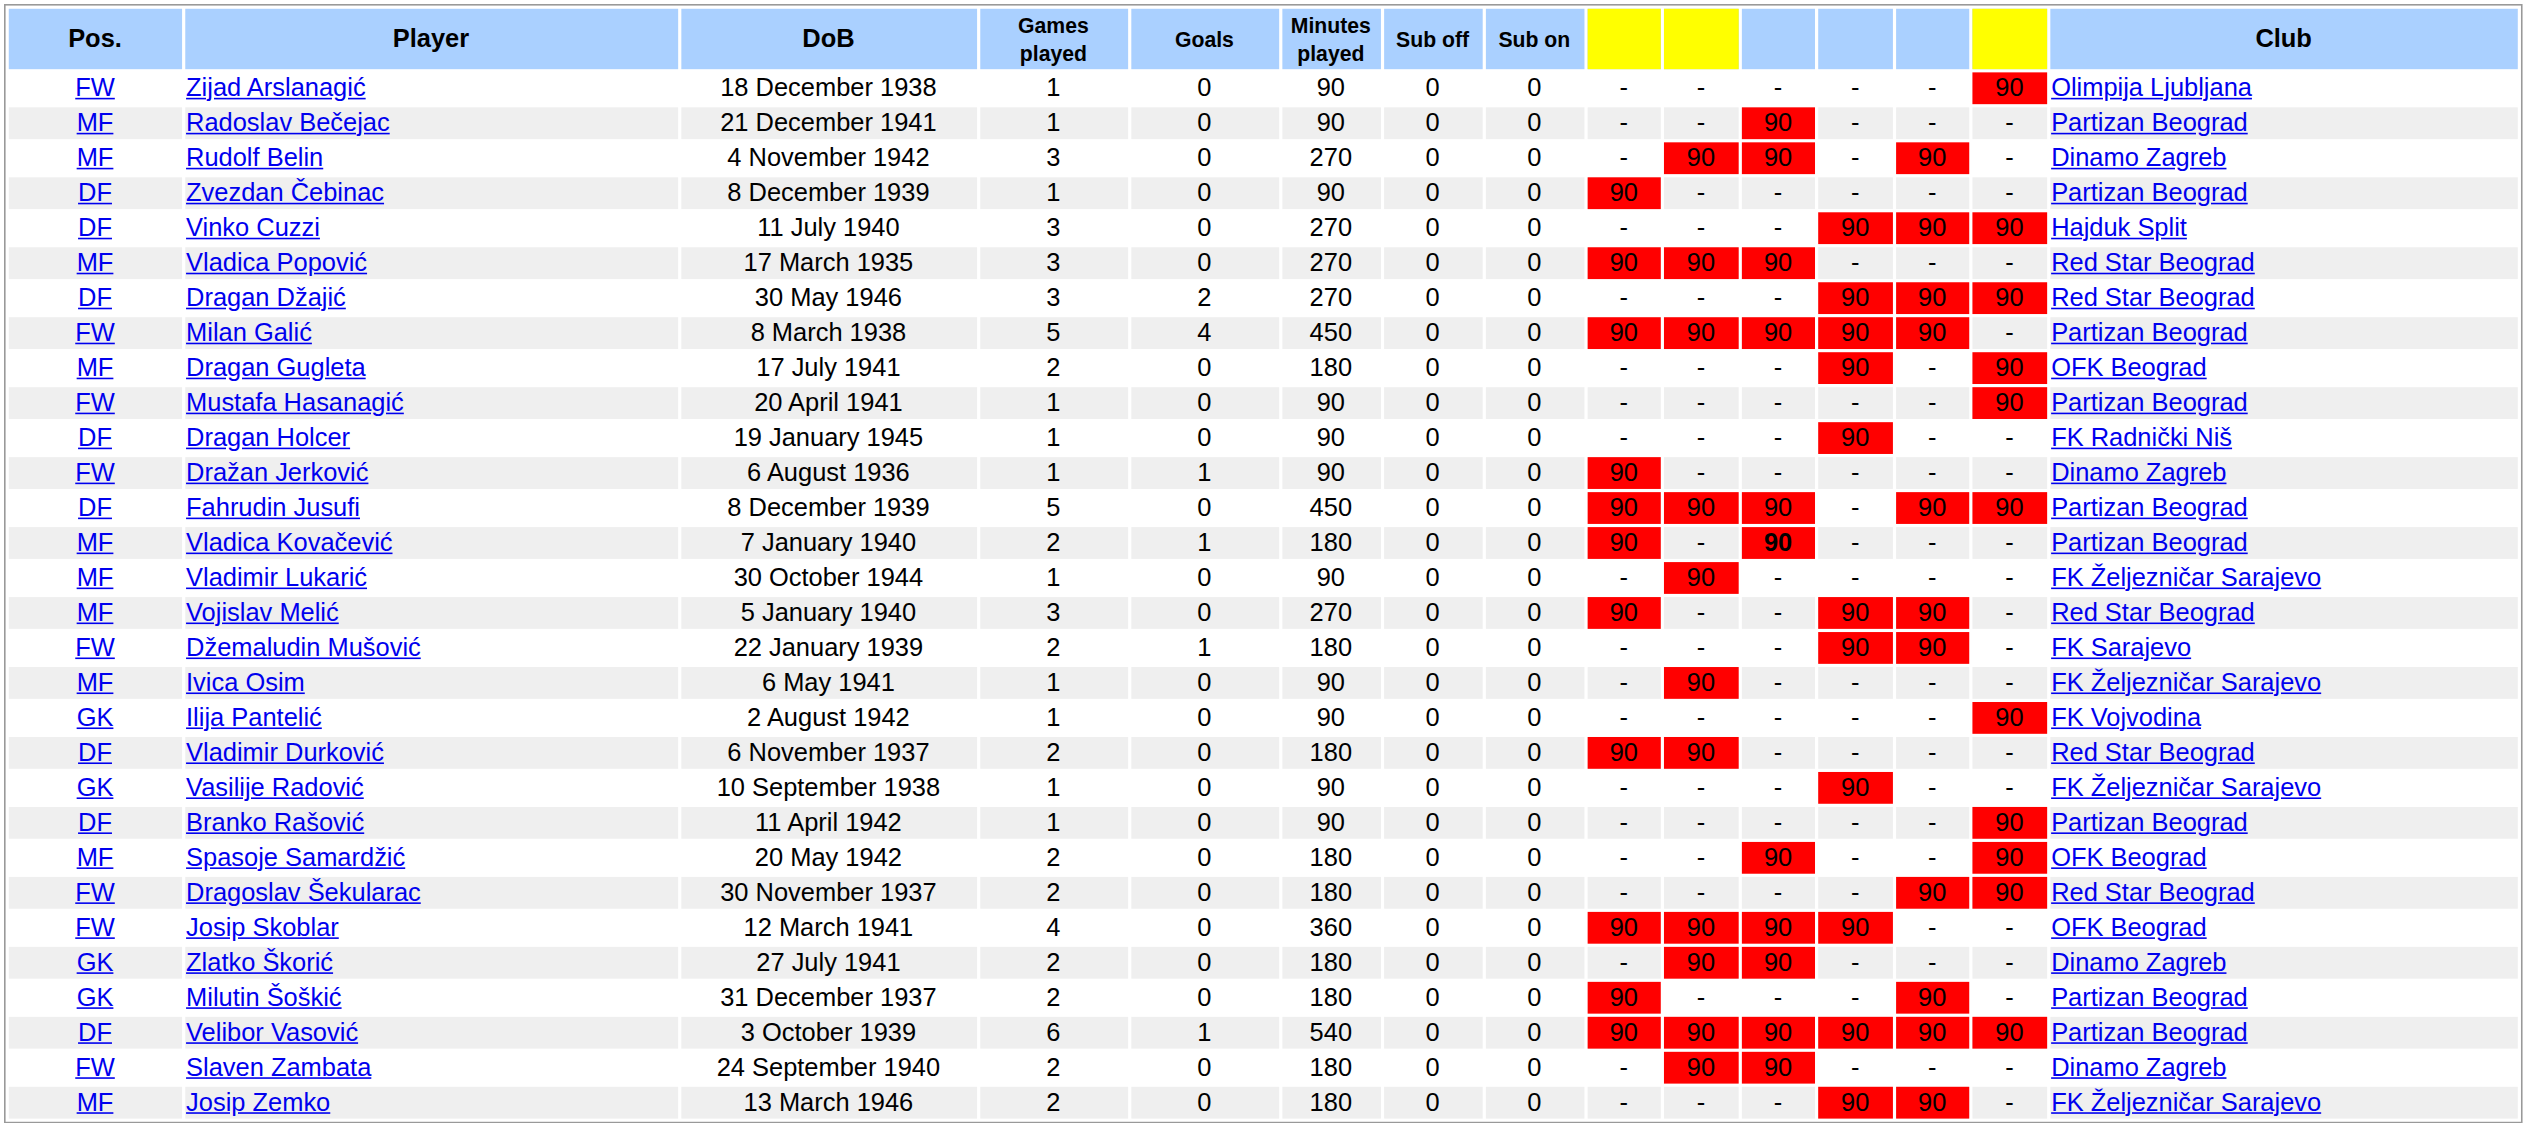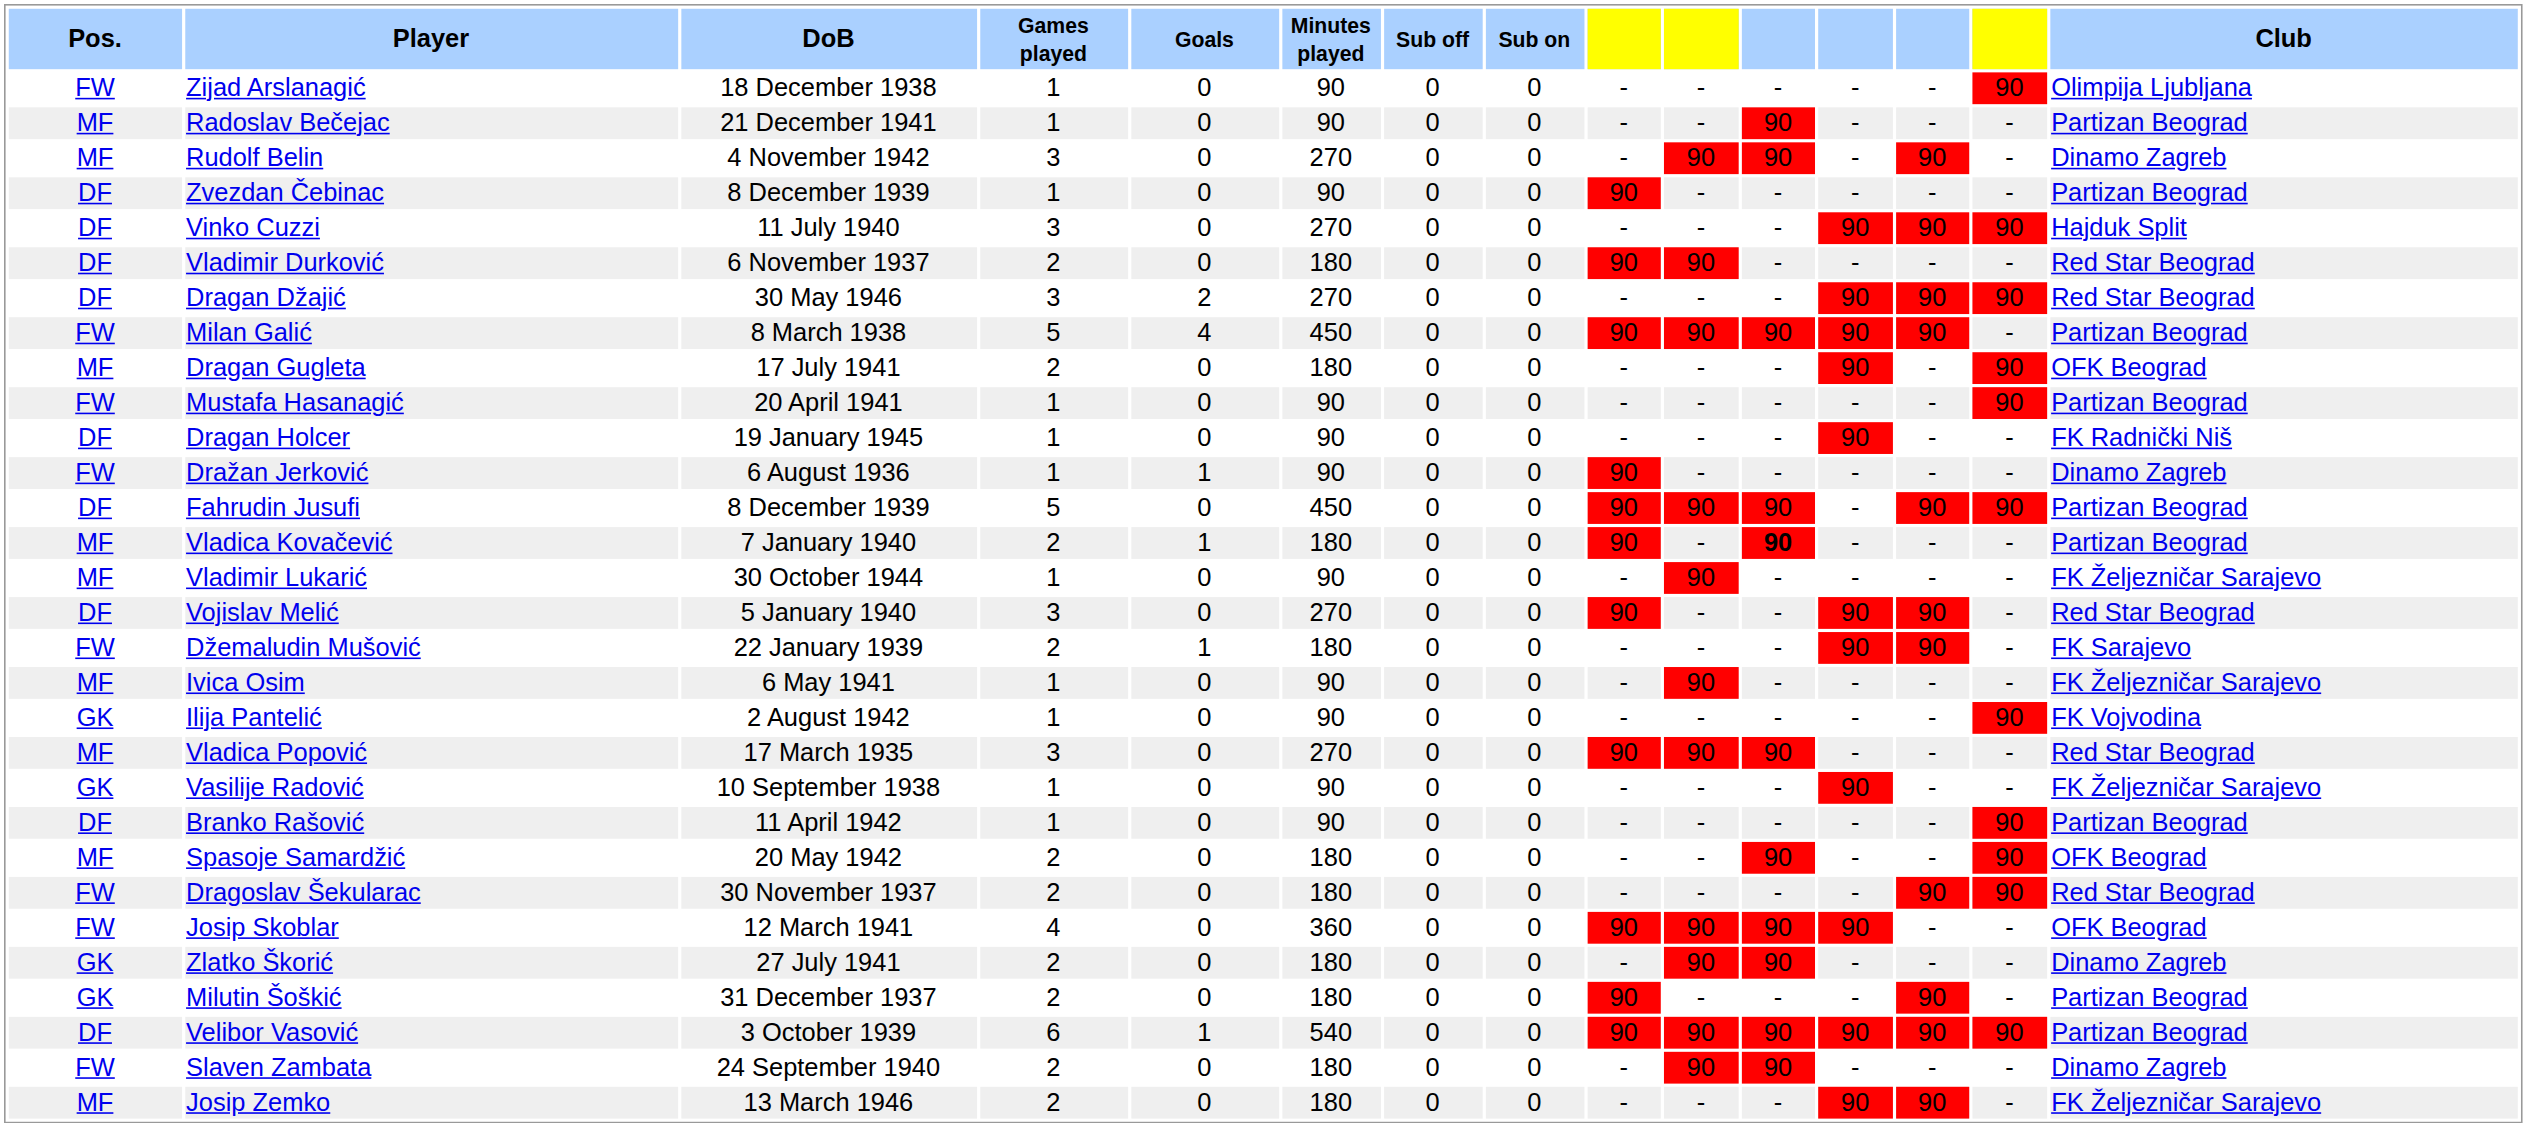rows swapped: (285, 752) <-> (277, 262)
(95, 612) MF -> (95, 612) DF
